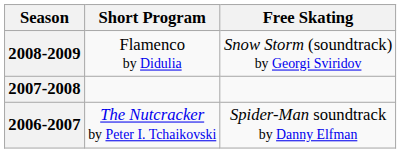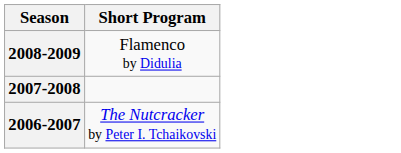- column: (308, 17)
